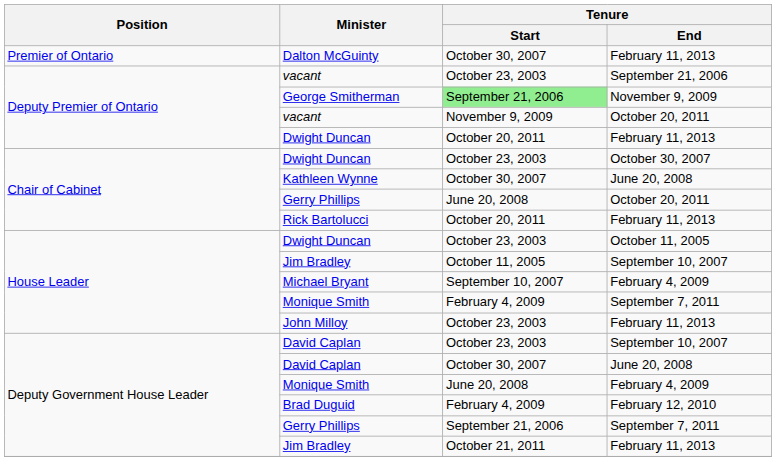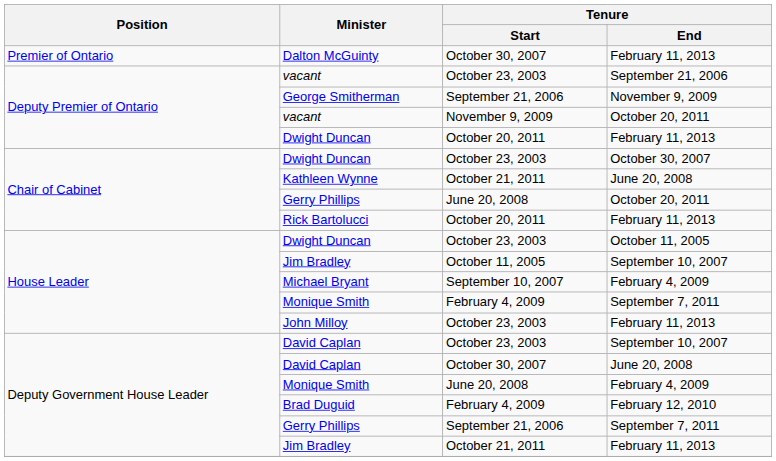(505, 96) lightgreen background -> (505, 96) no background
(496, 179) October 30, 2007 -> (496, 179) October 21, 2011
